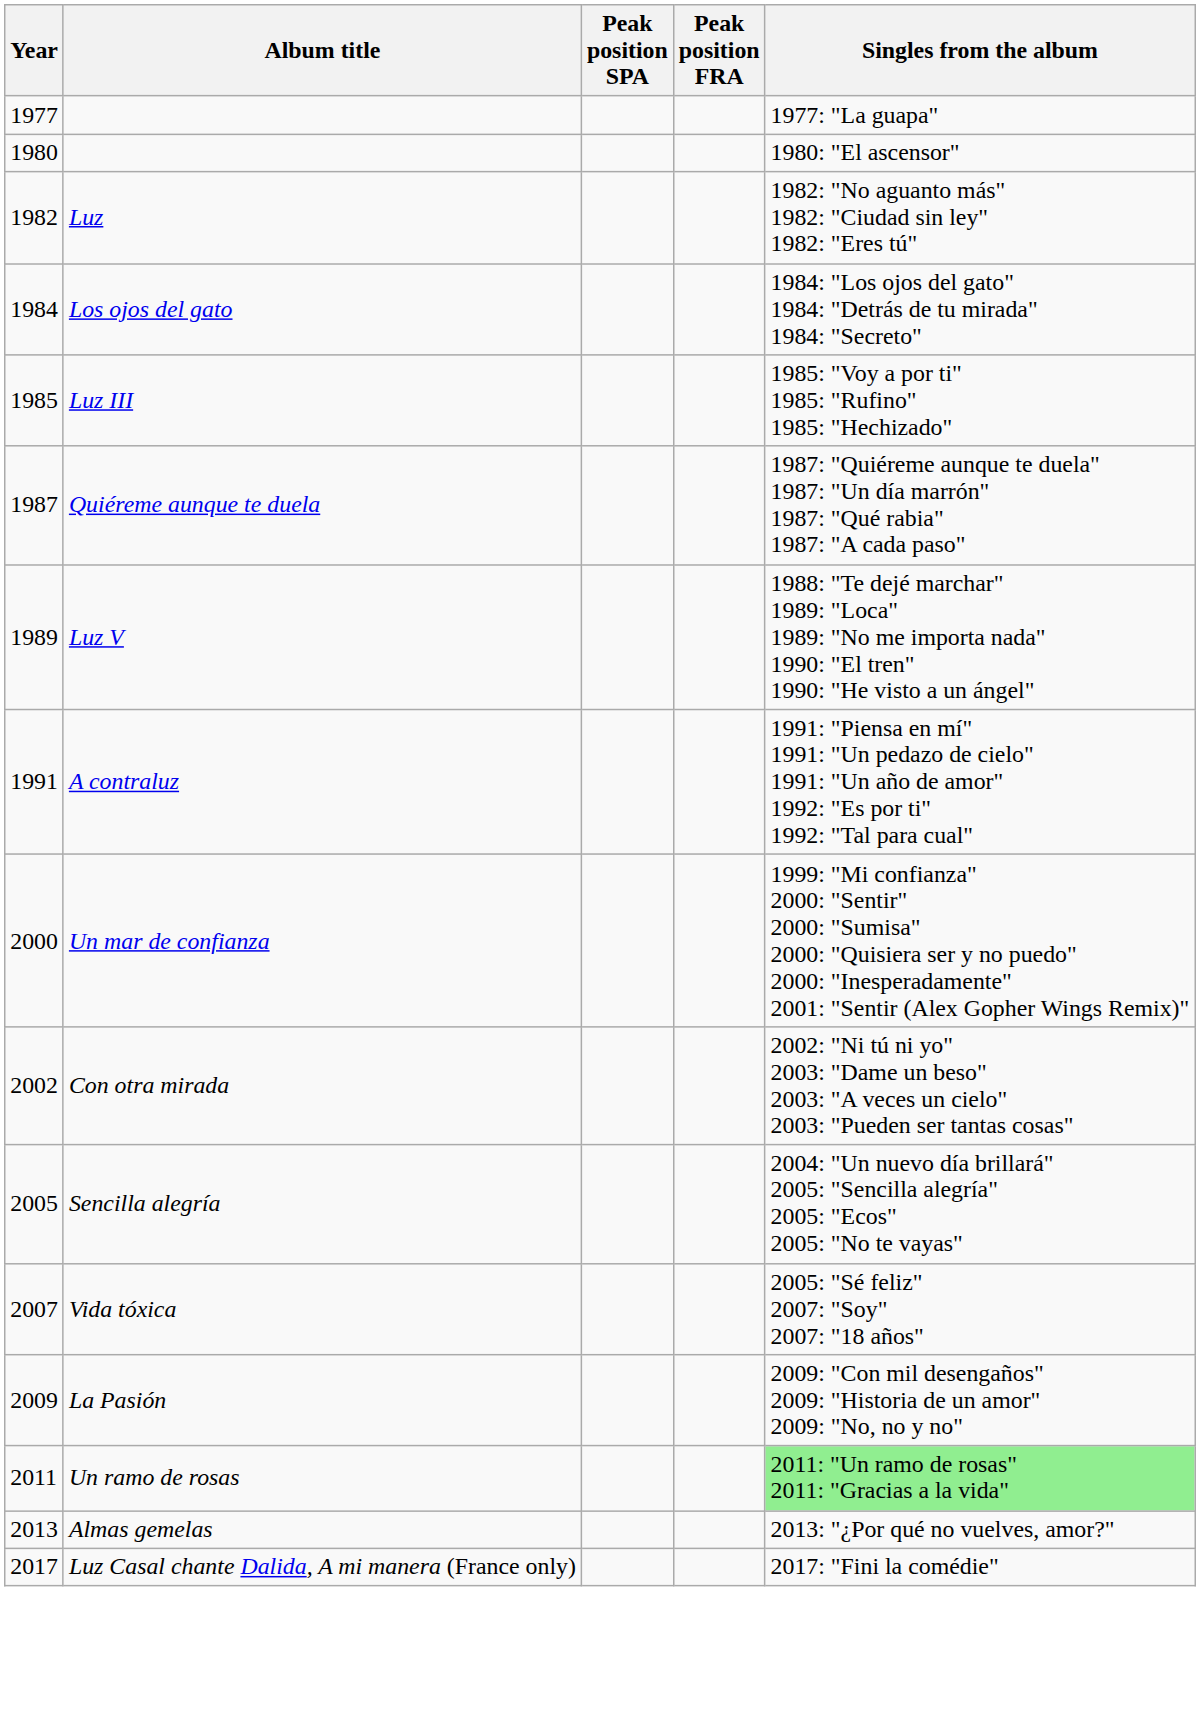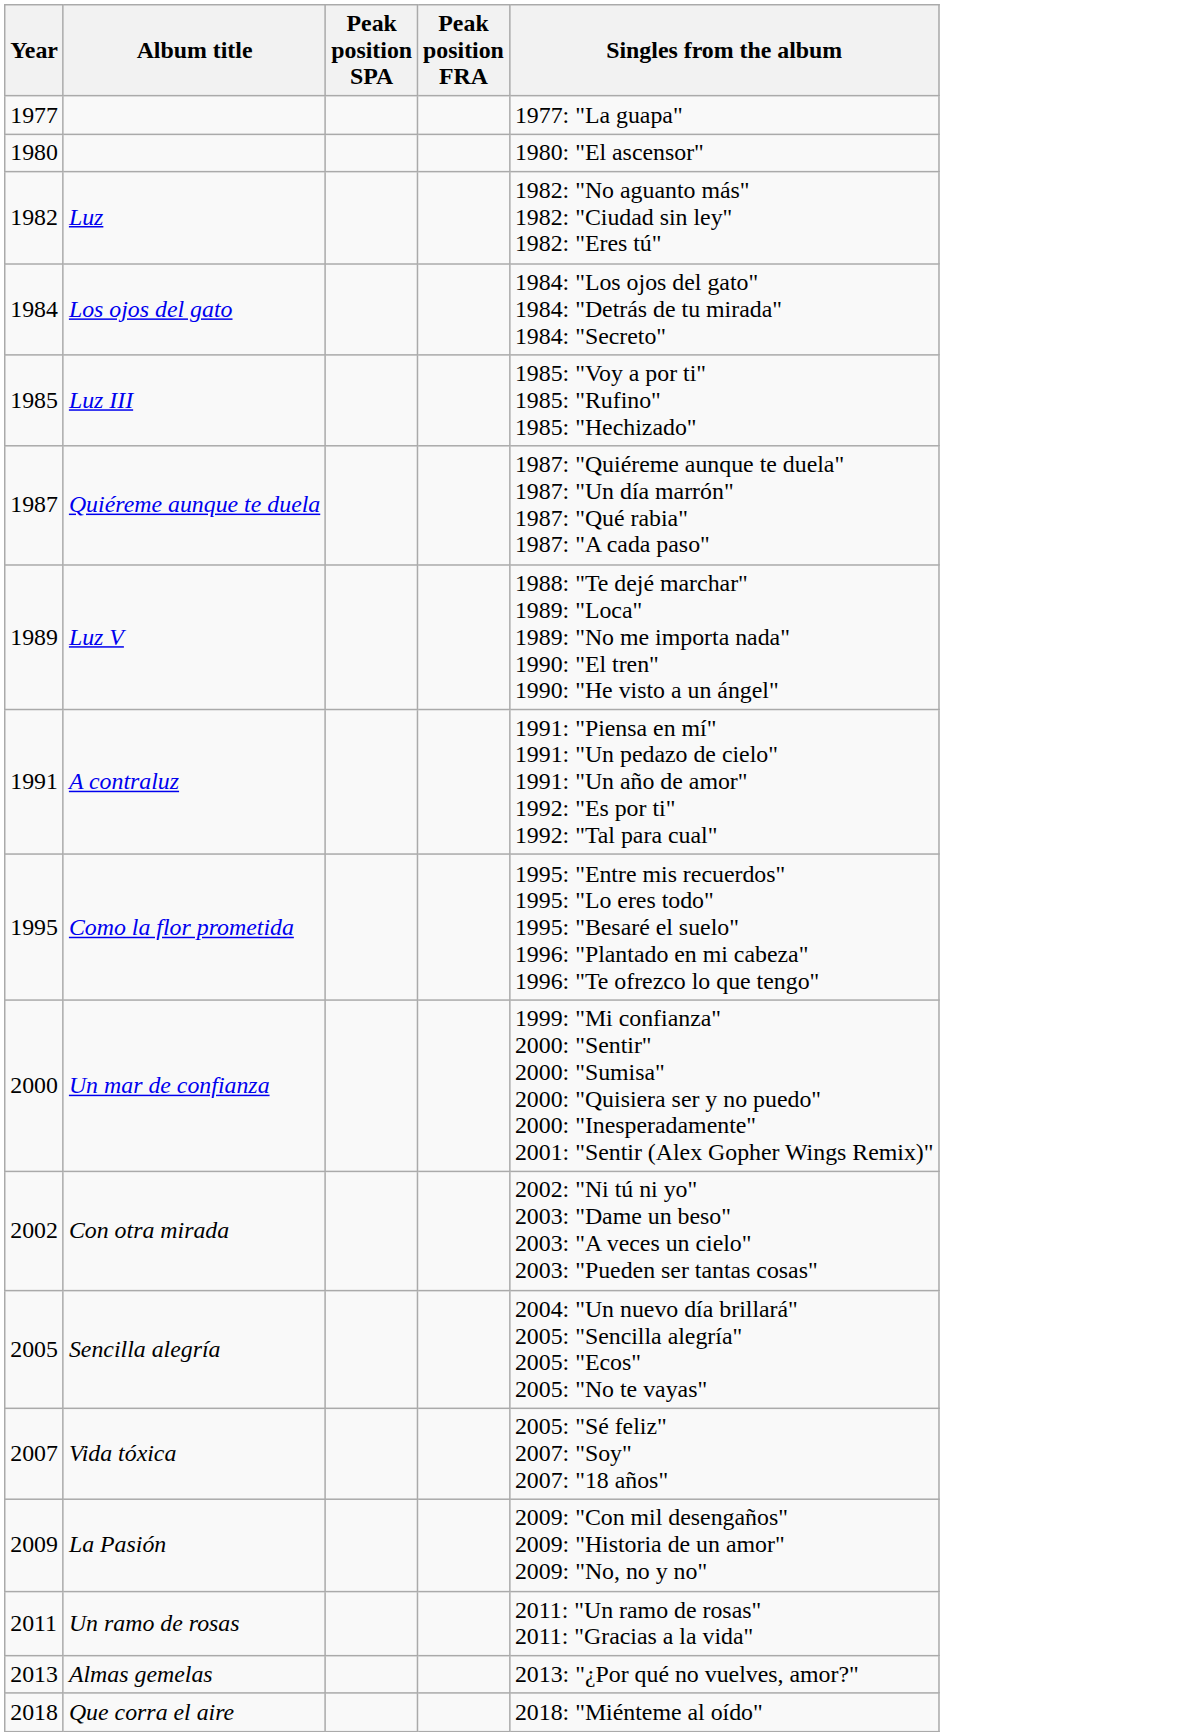+ row: (34, 926)
(894, 1478) lightgreen background -> (638, 1623) no background
- row: (34, 1567)
+ row: (34, 1712)
